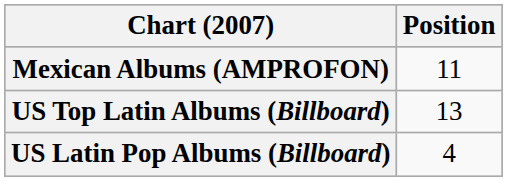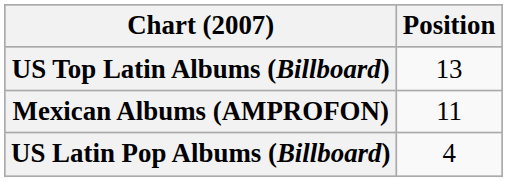rows swapped: (201, 68) <-> (201, 111)
